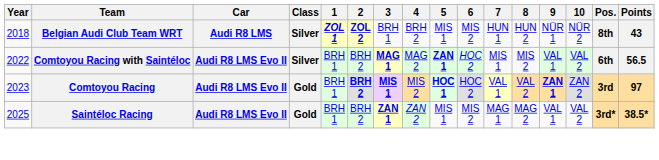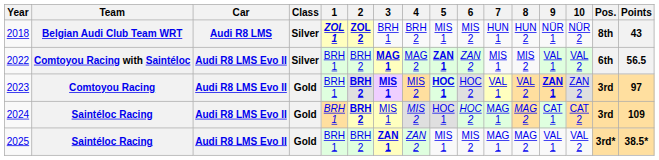(471, 60) HOC 2 -> (471, 60) ZAN 2
+ row: (18, 114)
